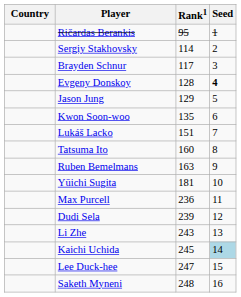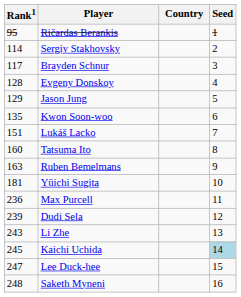columns swapped: (30, 14) <-> (193, 14)
(215, 82) bold -> (215, 82) normal
